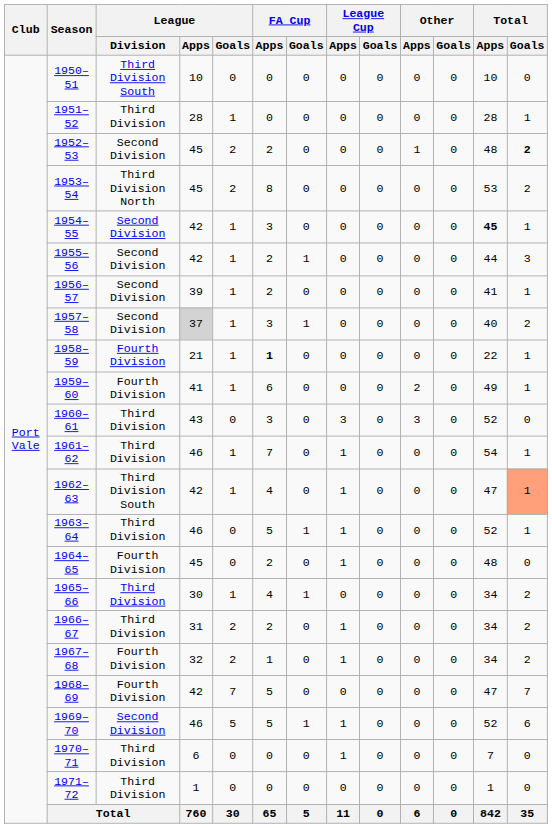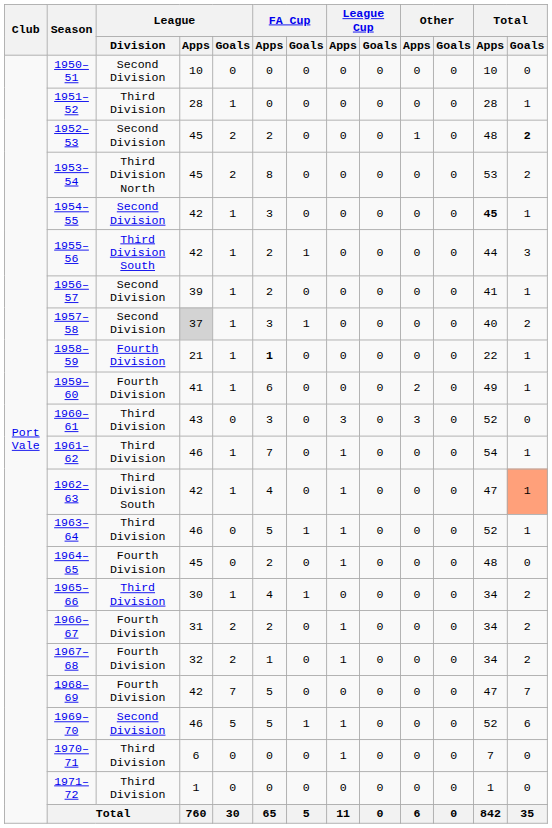(138, 78) Third Division South -> (138, 72) Second Division
(138, 259) Second Division -> (138, 253) Third Division South
(138, 627) Third Division -> (138, 627) Fourth Division
